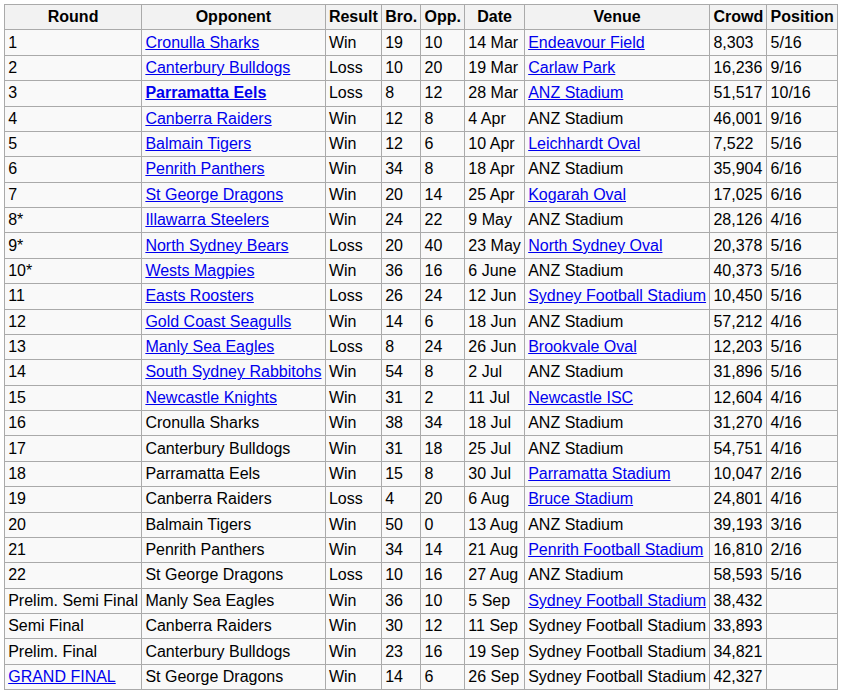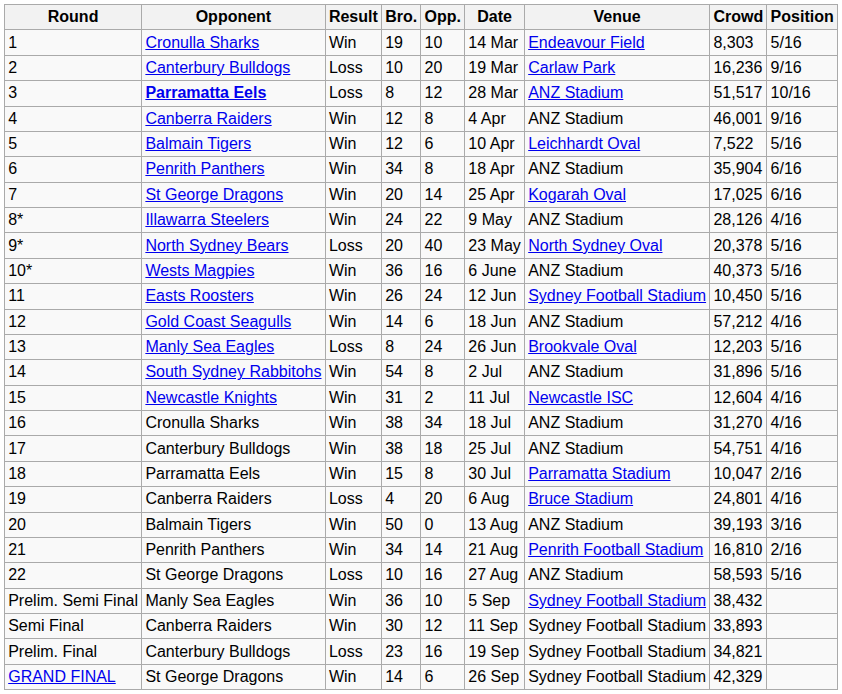(346, 296) Loss -> (343, 296) Win
(394, 448) 31 -> (394, 448) 38
(343, 651) Win -> (346, 651) Loss
(738, 676) 42,327 -> (738, 676) 42,329
